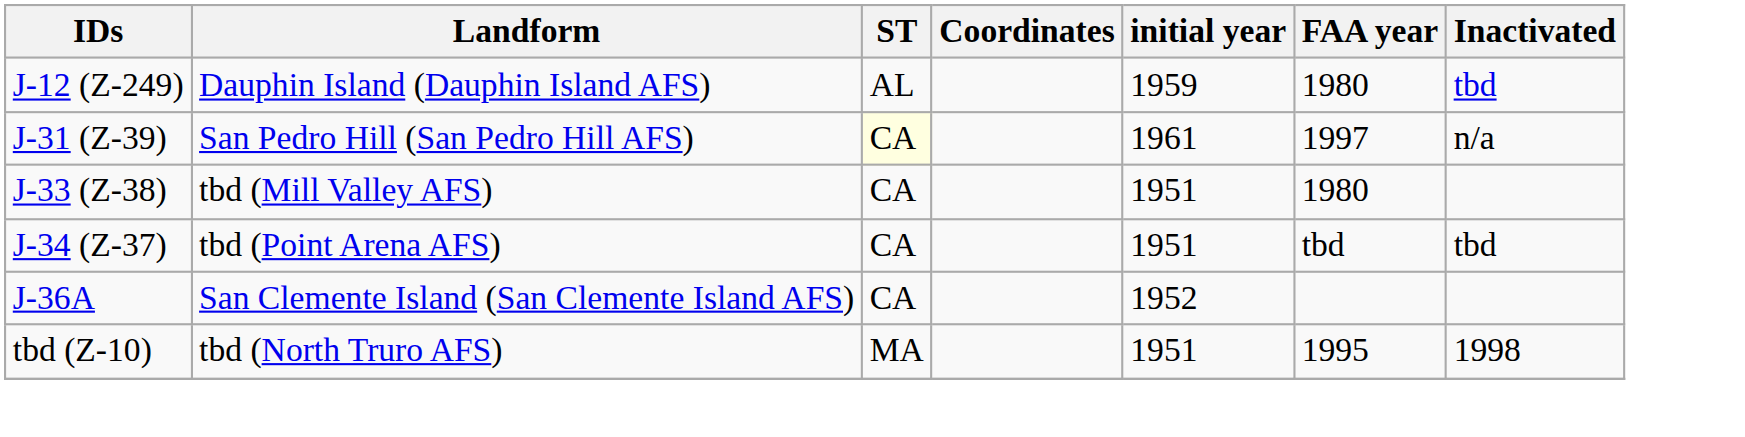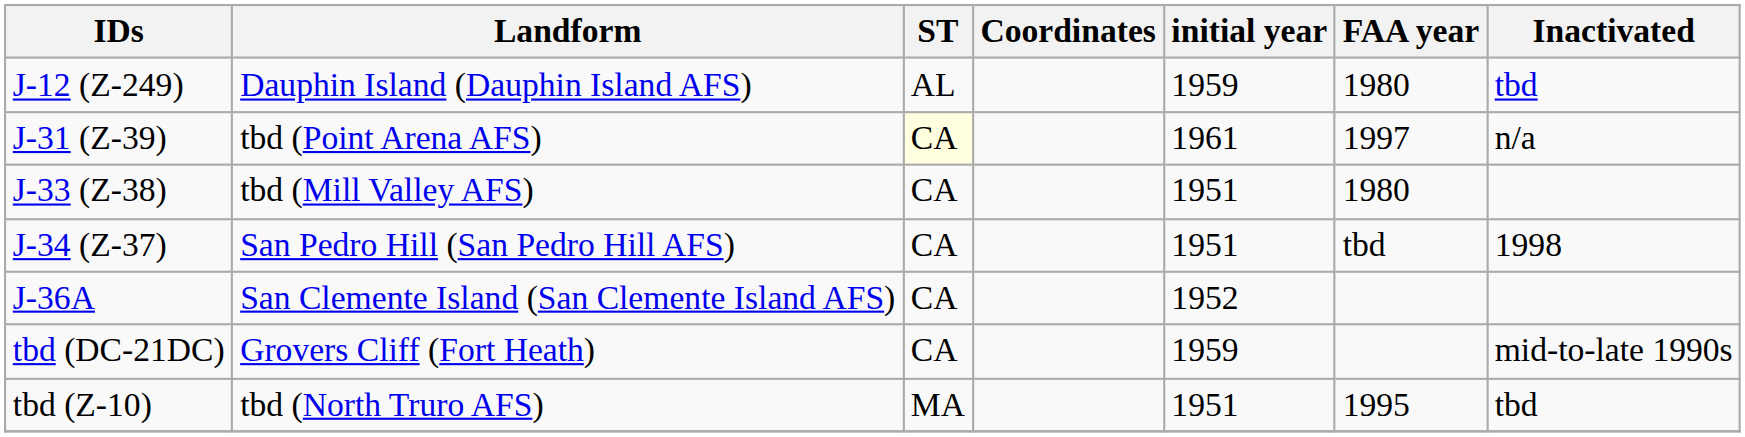(446, 137) San Pedro Hill (San Pedro Hill AFS) -> (391, 137) tbd (Point Arena AFS)
(350, 244) tbd (Point Arena AFS) -> (487, 244) San Pedro Hill (San Pedro Hill AFS)
(1475, 244) tbd -> (1528, 244) 1998
+ row: (119, 350)
(1487, 350) 1998 -> (1516, 404) tbd
